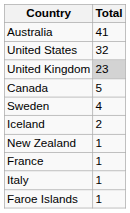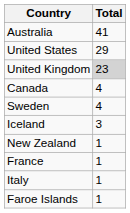(102, 50) 32 -> (102, 50) 29
(99, 87) 5 -> (99, 87) 4
(99, 124) 2 -> (99, 124) 3
